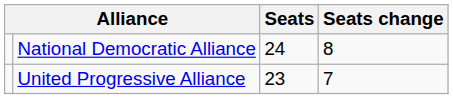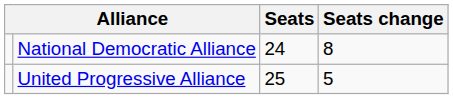(275, 78) 23 -> (275, 78) 25
(328, 78) 7 -> (328, 78) 5
